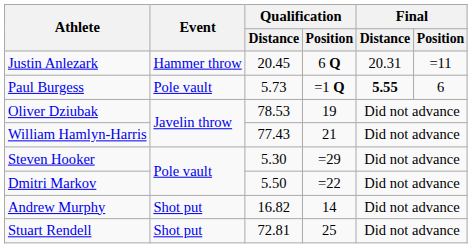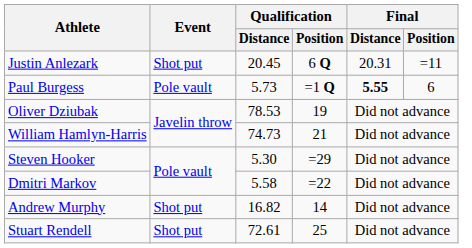(198, 63) Hammer throw -> (178, 63) Shot put
(274, 135) 77.43 -> (264, 135) 74.73
(274, 183) 5.50 -> (264, 183) 5.58
(274, 231) 72.81 -> (264, 231) 72.61
